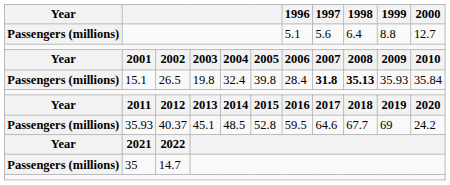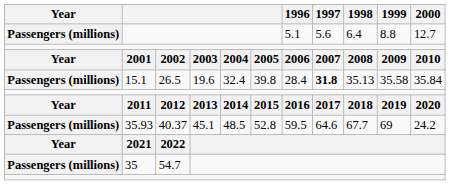(204, 79) 19.8 -> (204, 79) 19.6
(360, 79) bold -> (360, 79) normal
(394, 79) 35.93 -> (394, 79) 35.58
(170, 164) 14.7 -> (170, 164) 54.7
